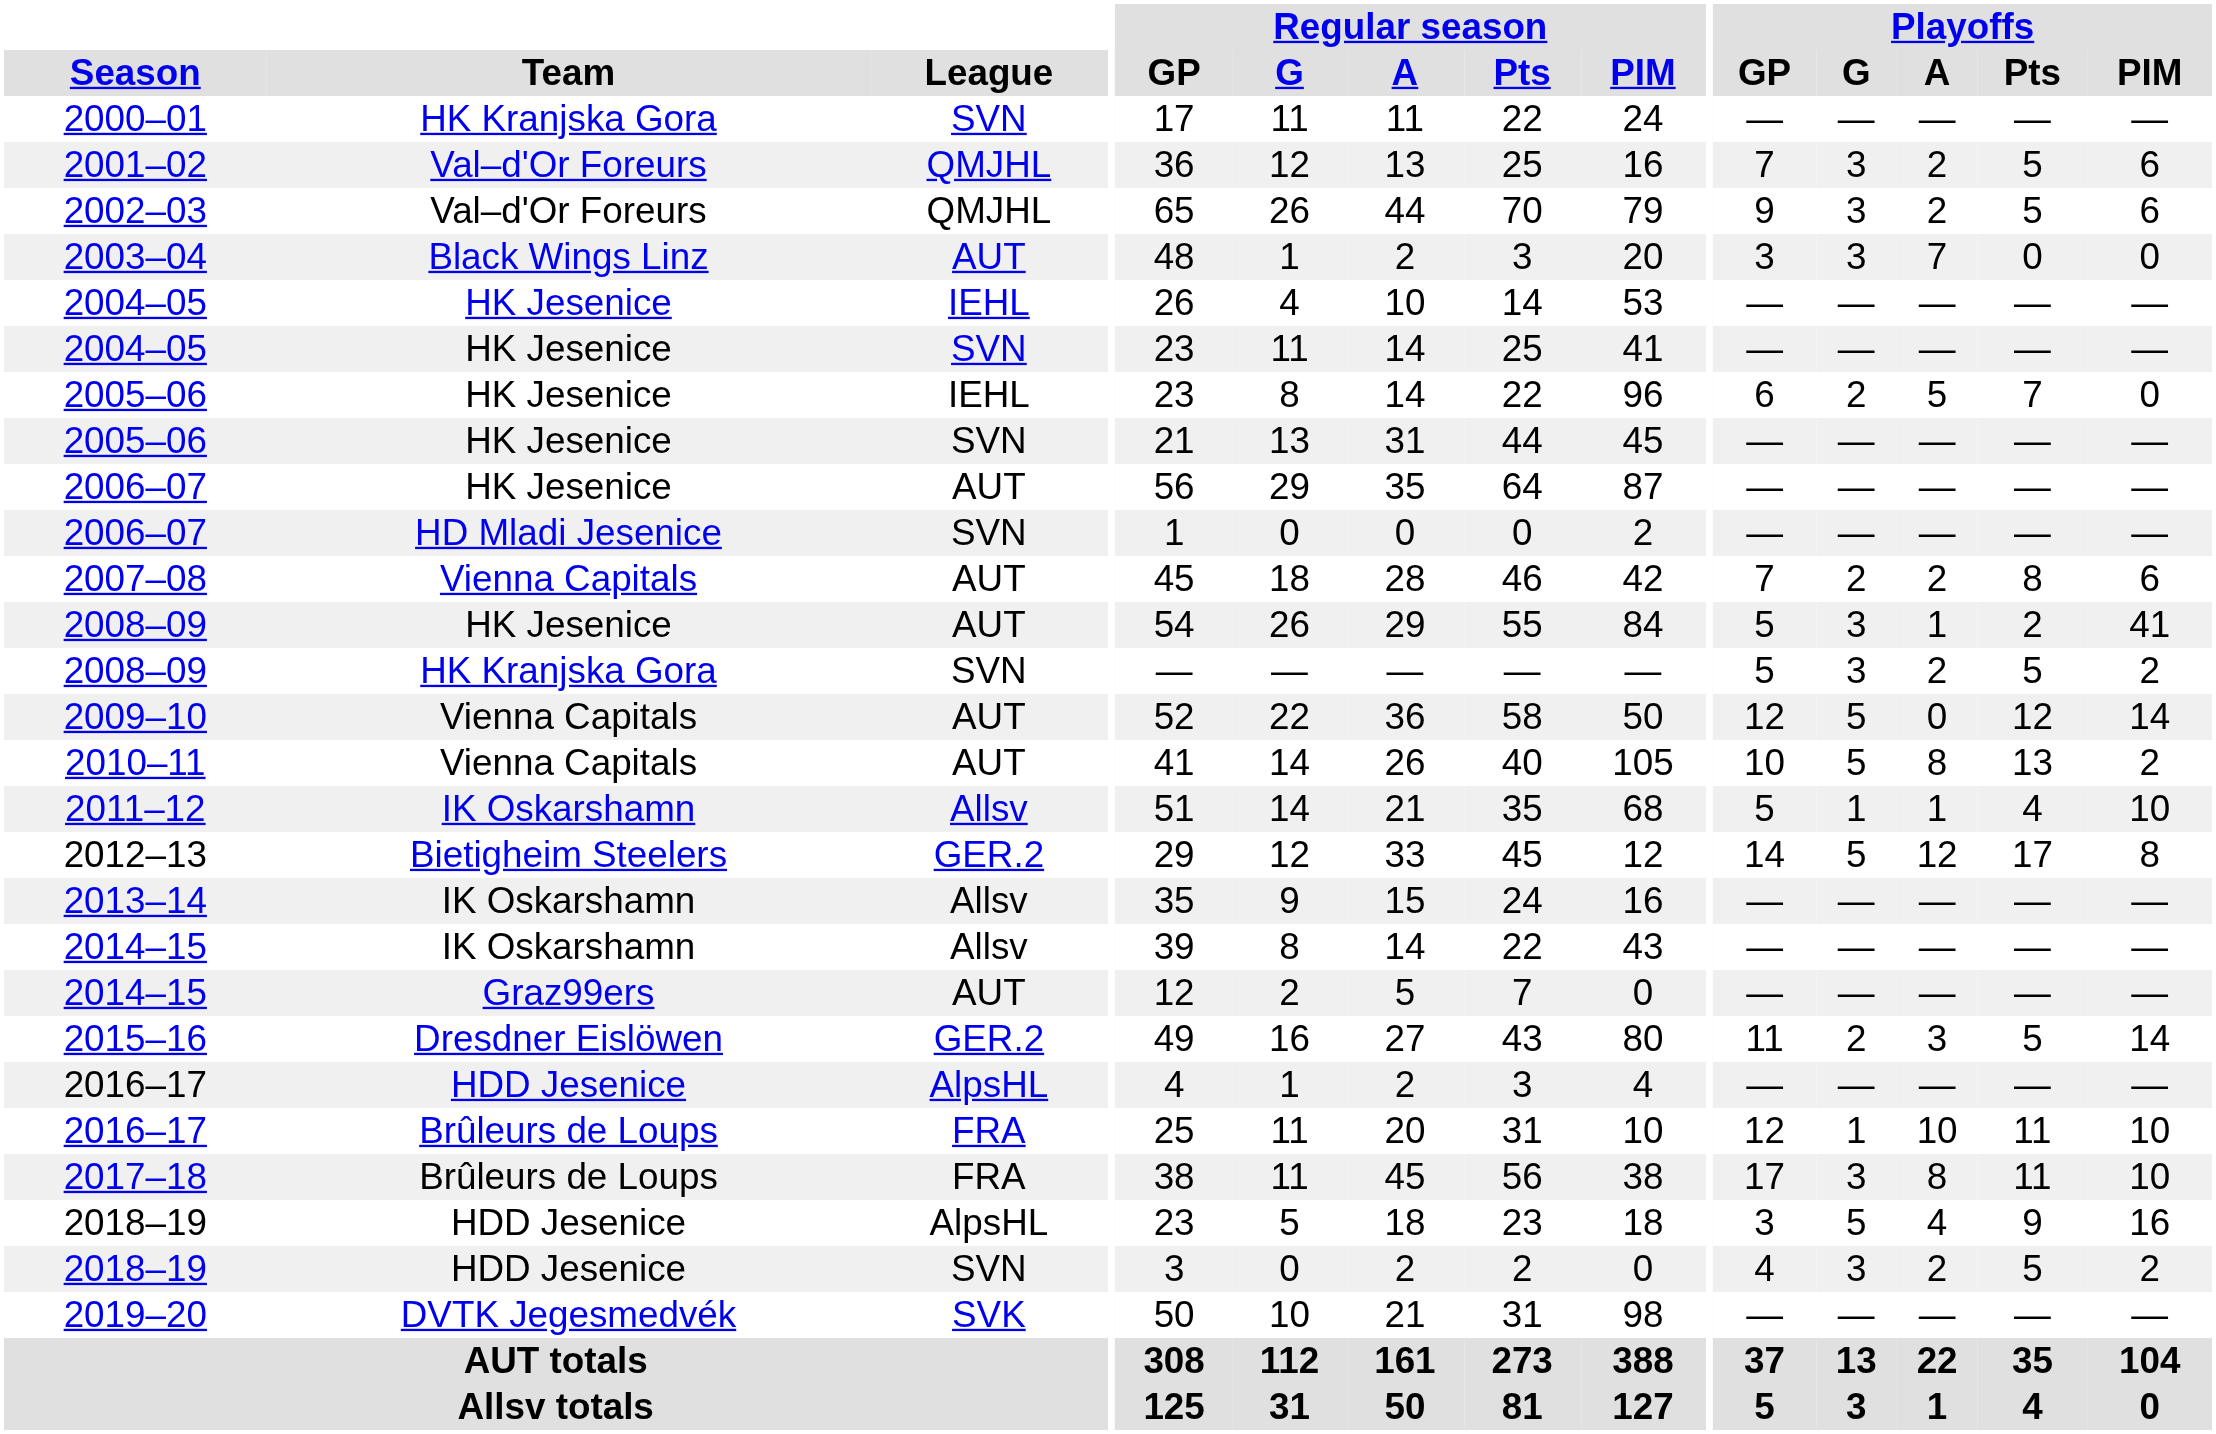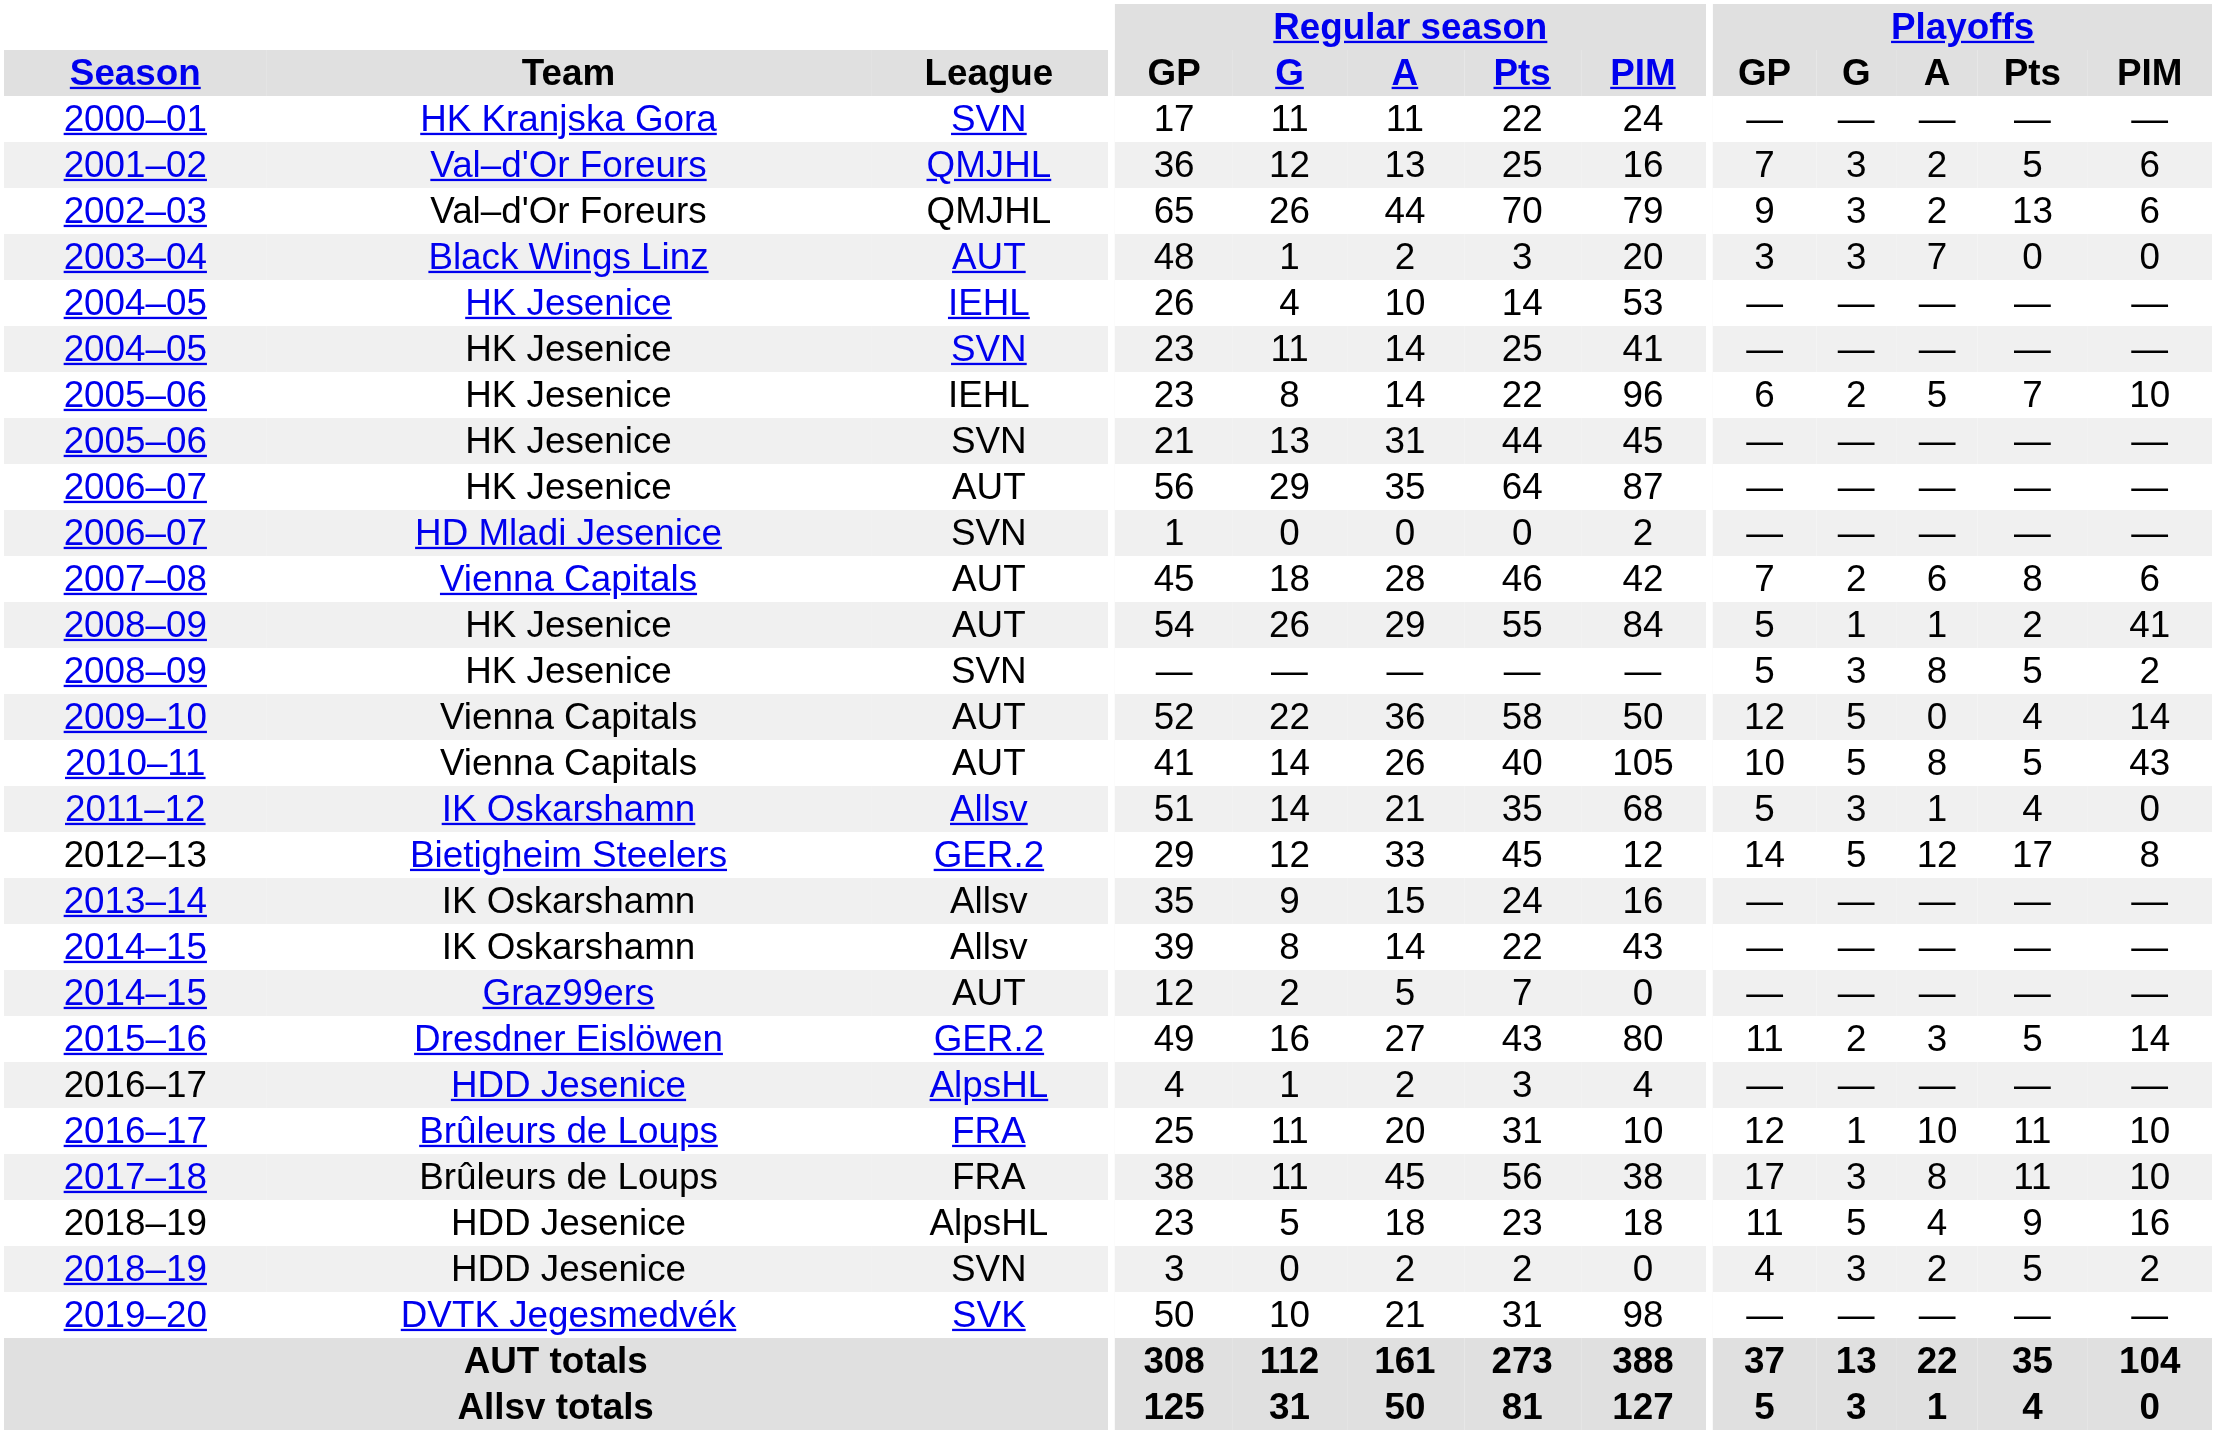(2032, 210) 5 -> (2032, 210) 13
(2150, 394) 0 -> (2150, 394) 10
(1937, 578) 2 -> (1937, 578) 6
(1856, 624) 3 -> (1856, 624) 1
(569, 670) HK Kranjska Gora -> (568, 670) HK Jesenice
(1937, 670) 2 -> (1937, 670) 8
(2032, 716) 12 -> (2032, 716) 4
(2032, 762) 13 -> (2032, 762) 5
(2150, 762) 2 -> (2150, 762) 43
(1856, 808) 1 -> (1856, 808) 3
(2150, 808) 10 -> (2150, 808) 0
(1765, 1222) 3 -> (1765, 1222) 11
